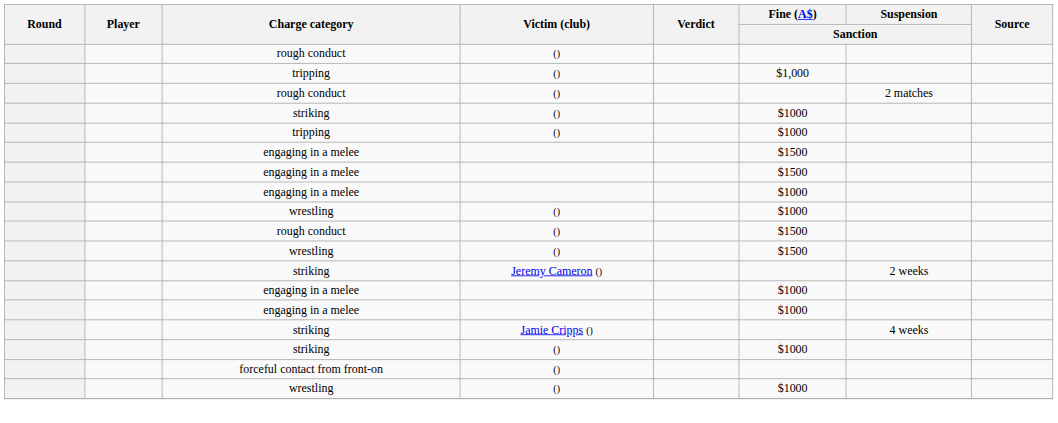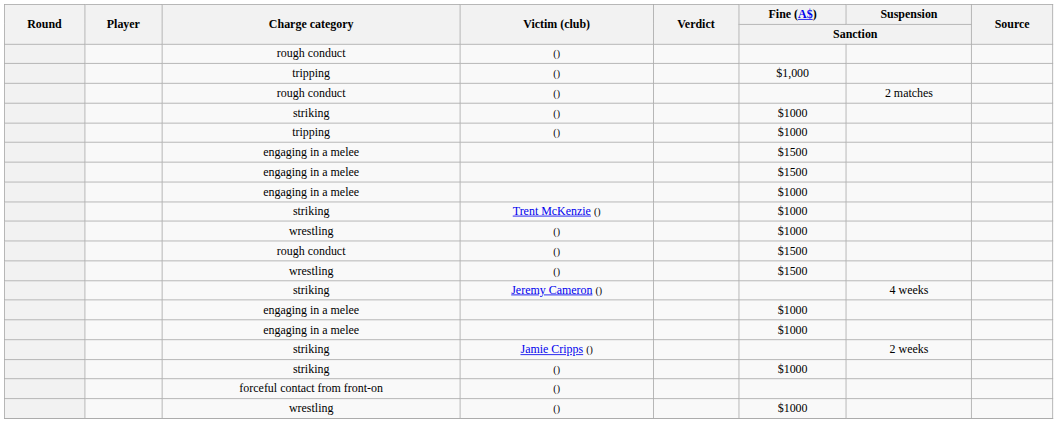+ row: (311, 211)
(909, 271) 2 weeks -> (909, 290) 4 weeks
(909, 330) 4 weeks -> (909, 349) 2 weeks
